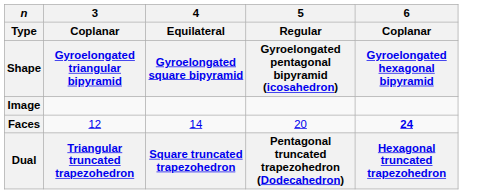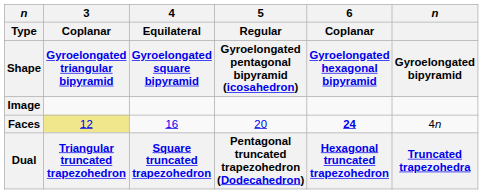+ column: (435, 68)
(95, 123) no background -> (86, 123) khaki background
(196, 123) 14 -> (172, 123) 16
